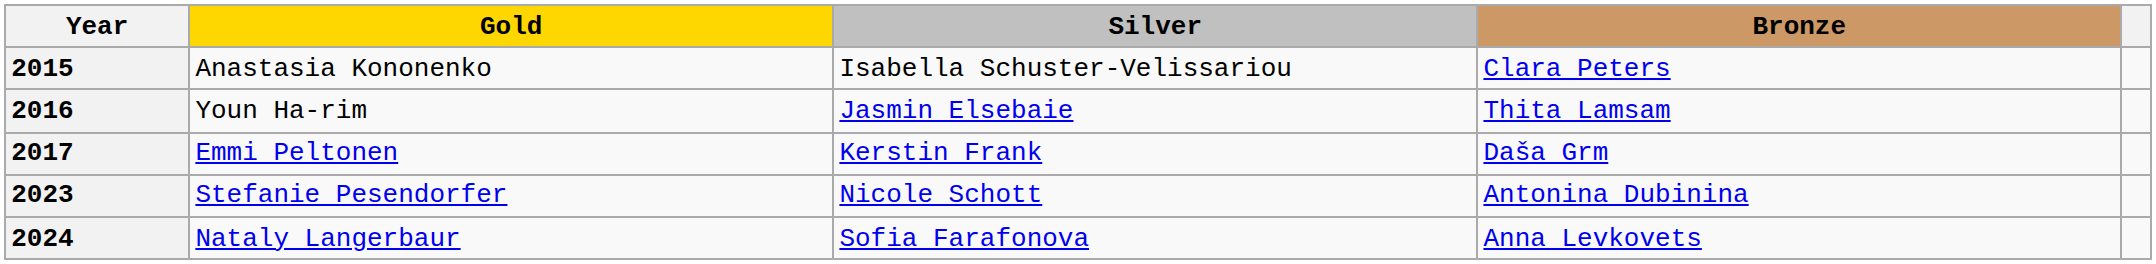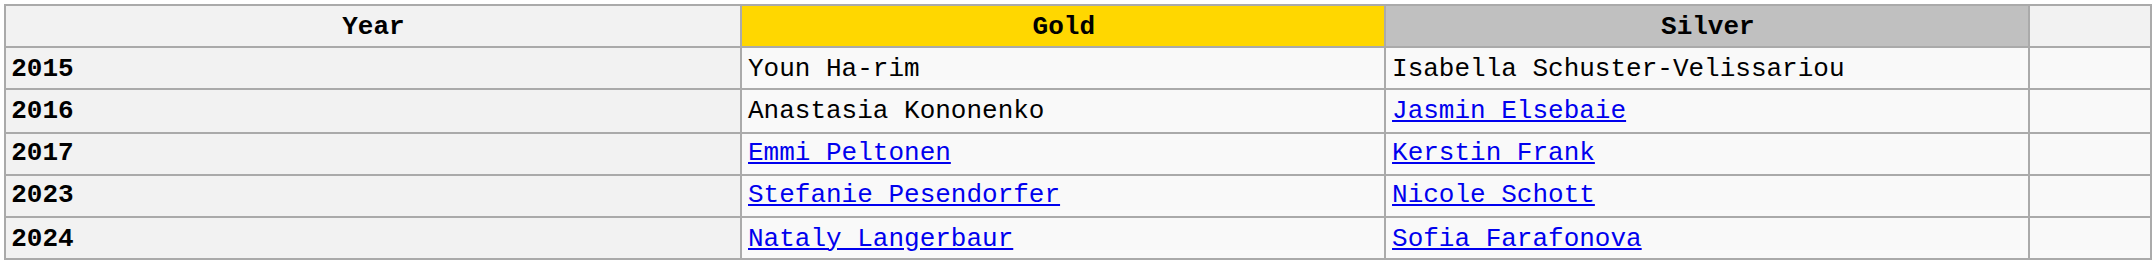- column: (1799, 26)
(344, 69) Anastasia Kononenko -> (834, 69) Youn Ha-rim
(281, 111) Youn Ha-rim -> (896, 111) Anastasia Kononenko
